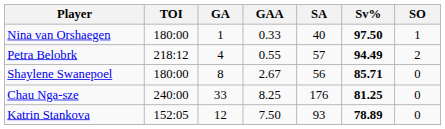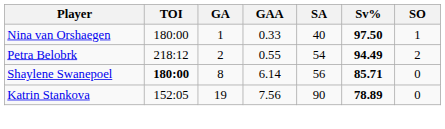(220, 54) 4 -> (220, 54) 2
(319, 54) 57 -> (319, 54) 54
(171, 74) normal -> (171, 74) bold
(270, 74) 2.67 -> (270, 74) 6.14
- row: (43, 94)
(220, 114) 12 -> (220, 94) 19
(270, 114) 7.50 -> (270, 94) 7.56
(319, 114) 93 -> (319, 94) 90
